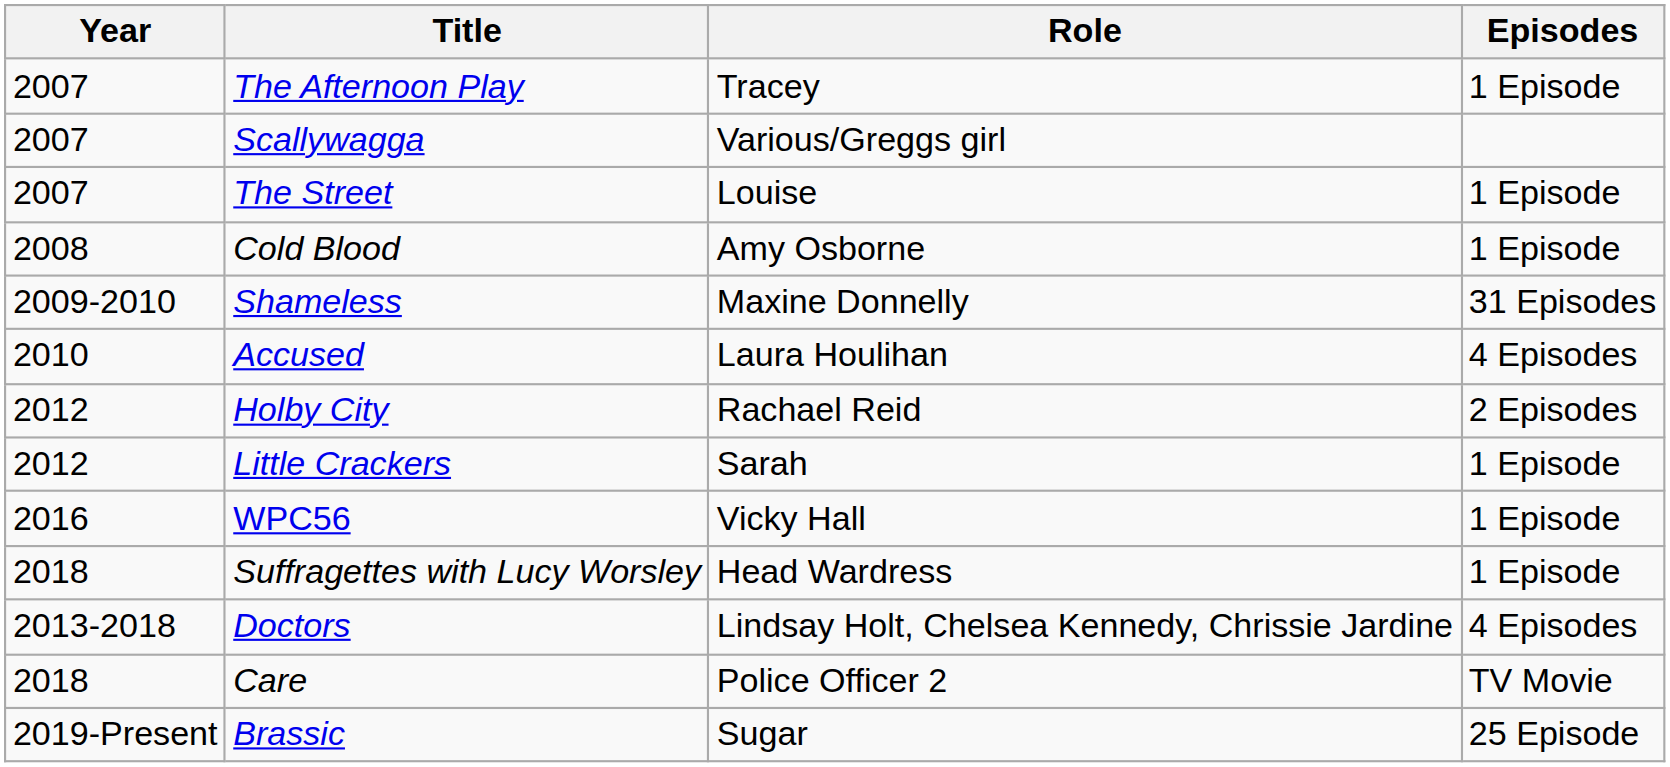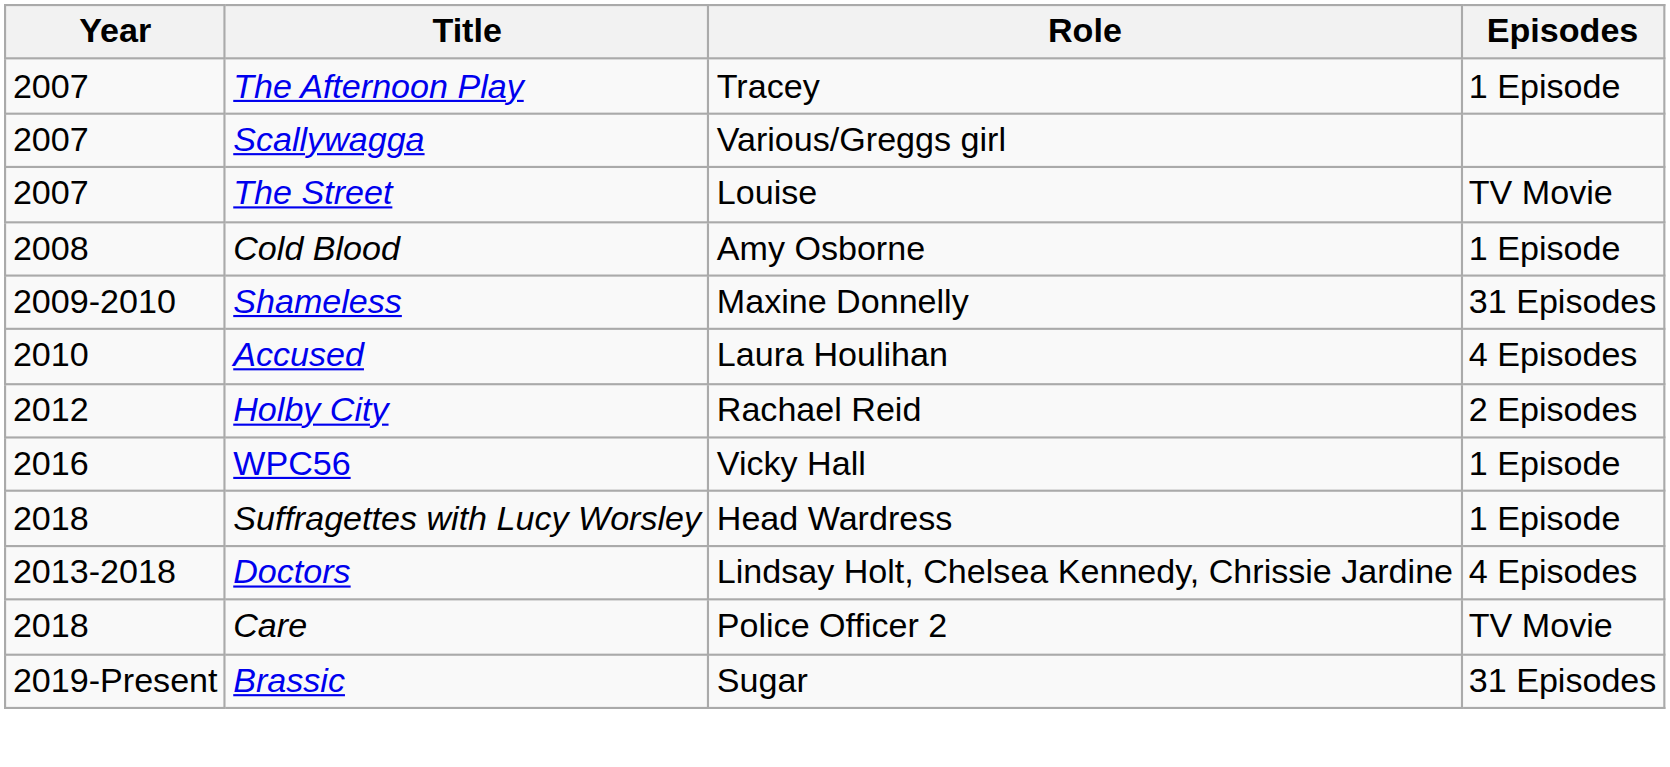(1545, 193) 1 Episode -> (1541, 193) TV Movie
- row: (342, 463)
(1554, 734) 25 Episode -> (1563, 680) 31 Episodes
